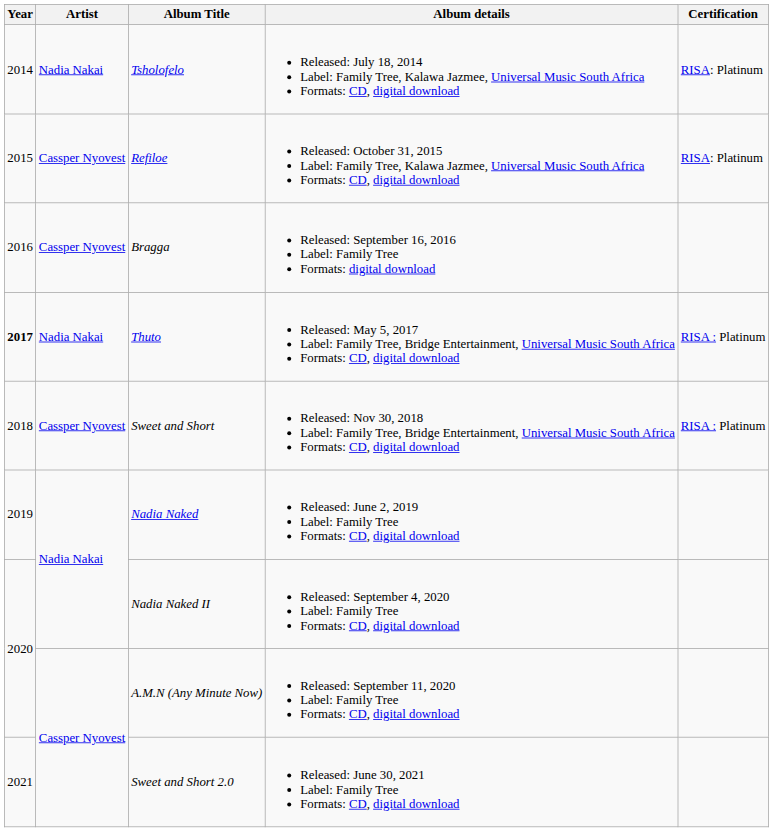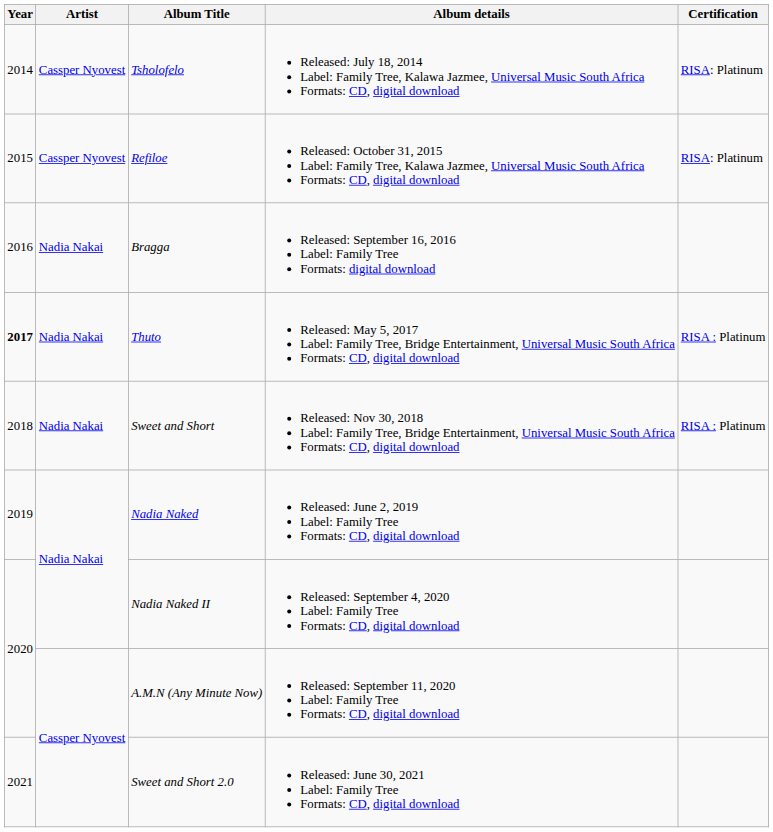(71, 69) Nadia Nakai -> (82, 69) Cassper Nyovest
(82, 247) Cassper Nyovest -> (71, 247) Nadia Nakai
(82, 425) Cassper Nyovest -> (71, 425) Nadia Nakai
